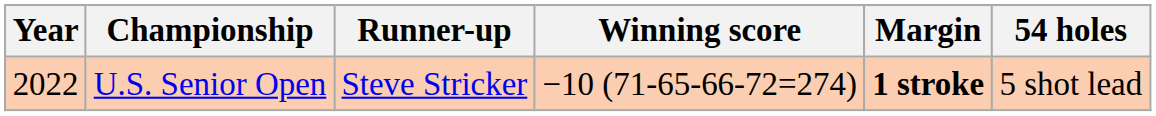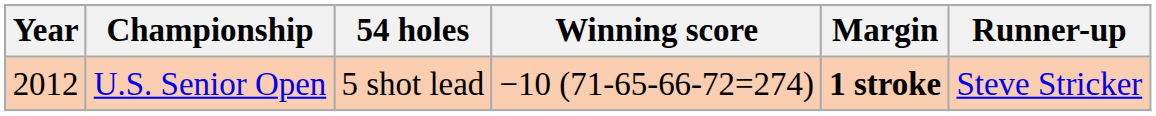columns swapped: (1071, 30) <-> (434, 30)
(46, 82) 2022 -> (46, 82) 2012
